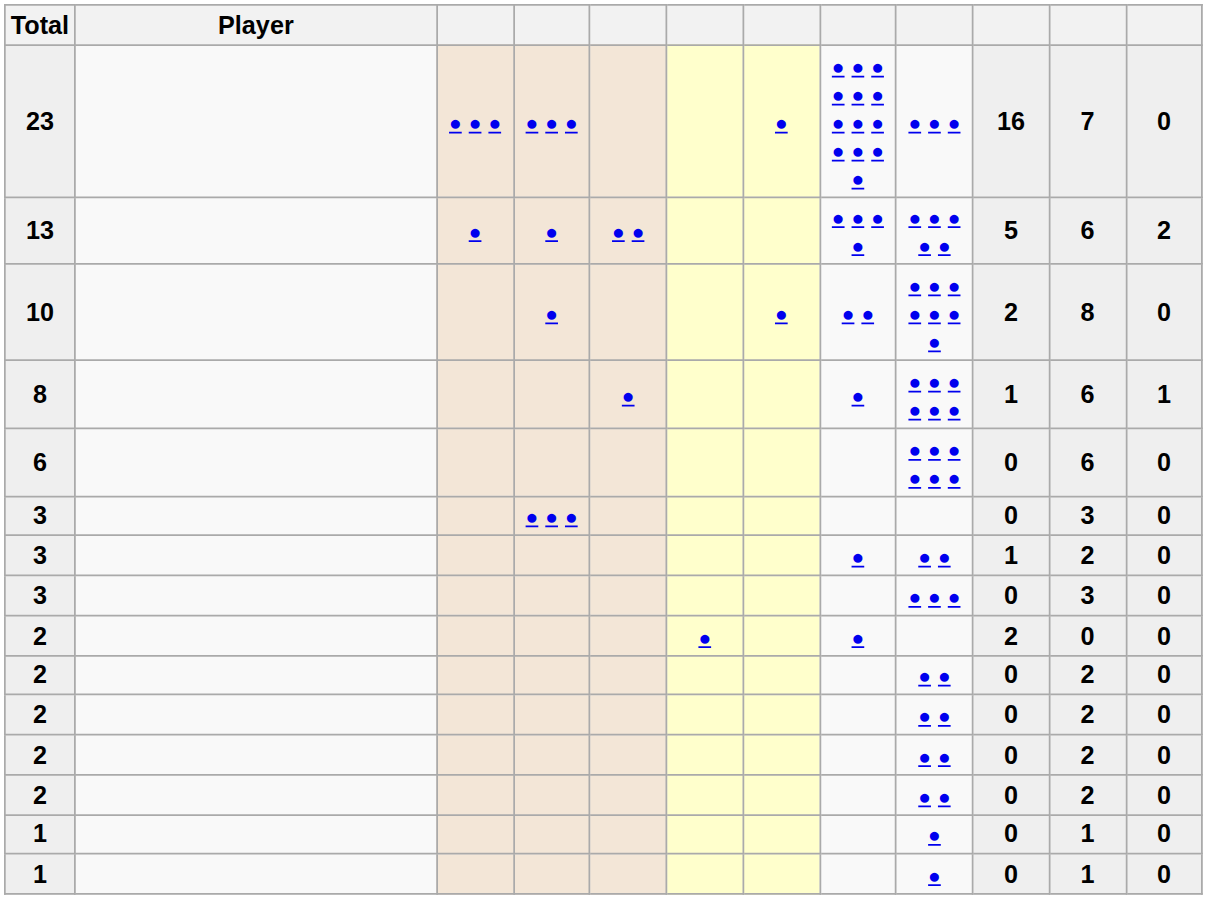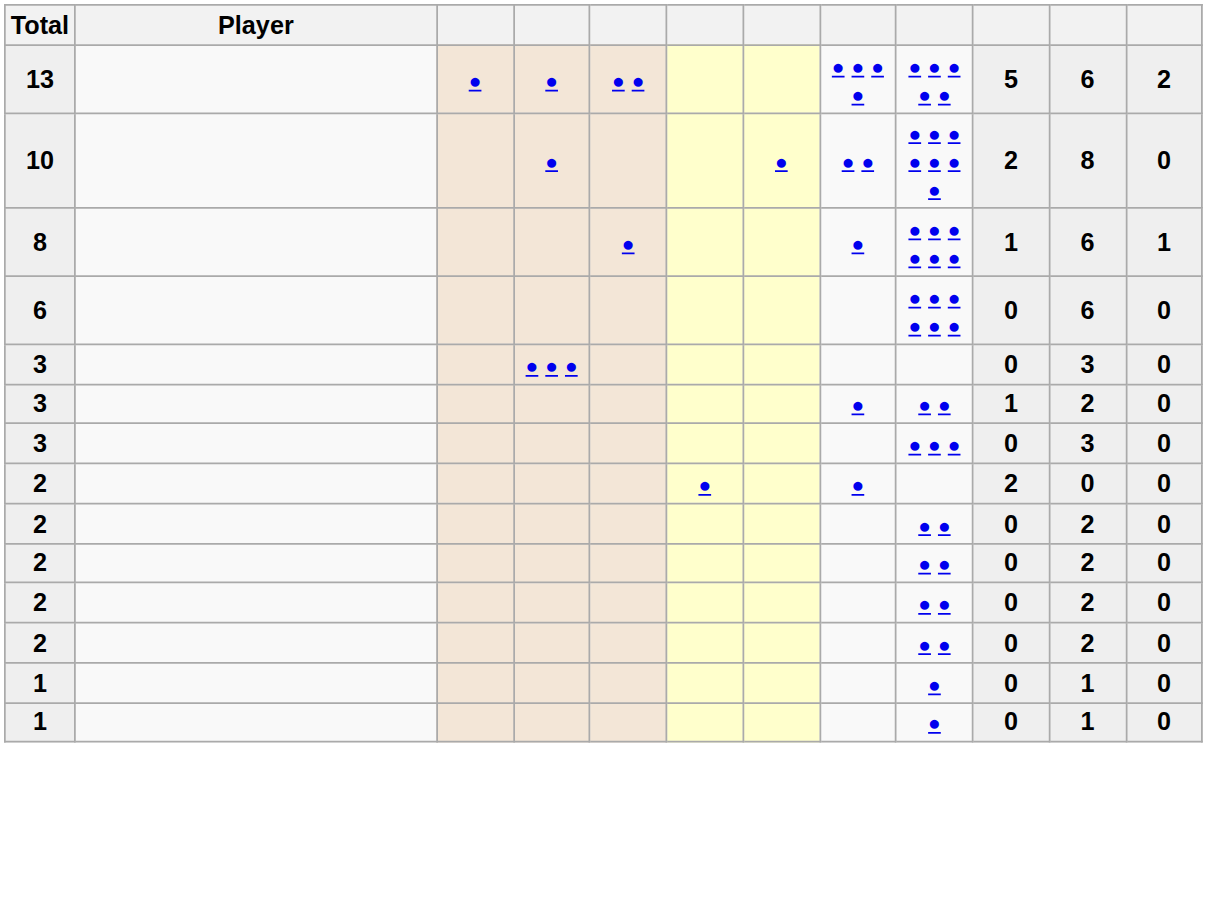- row: (40, 121)
